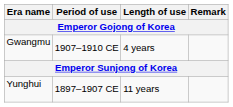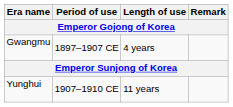(87, 47) 1907–1910 CE -> (87, 47) 1897–1907 CE
(87, 89) 1897–1907 CE -> (87, 89) 1907–1910 CE
